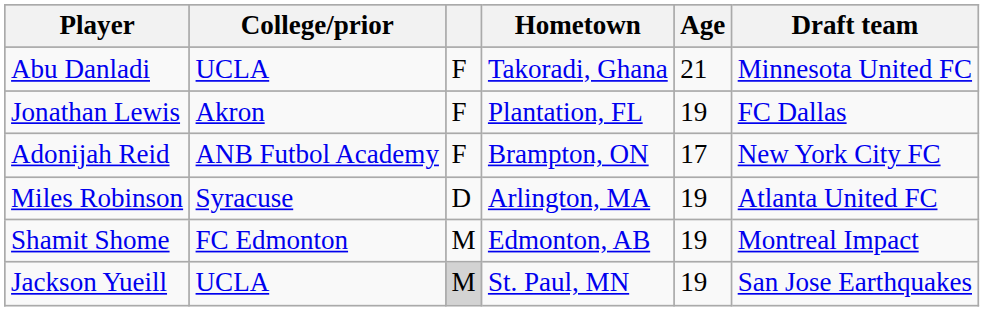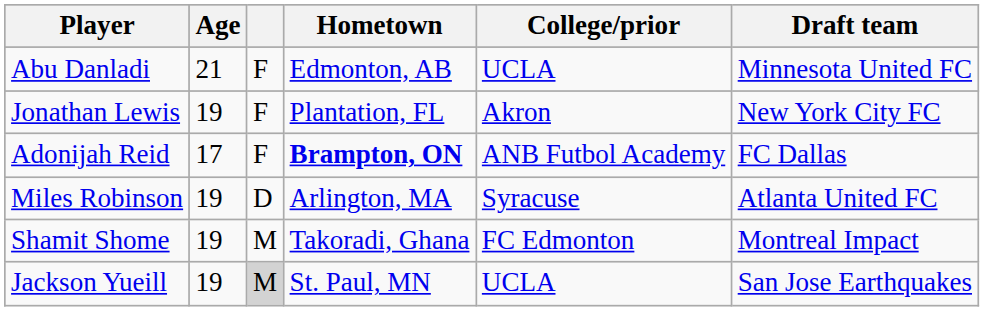columns swapped: (703, 25) <-> (317, 25)
(578, 68) Takoradi, Ghana -> (371, 68) Edmonton, AB
(792, 111) FC Dallas -> (839, 111) New York City FC
(568, 154) normal -> (376, 154) bold
(839, 154) New York City FC -> (792, 154) FC Dallas
(569, 240) Edmonton, AB -> (380, 240) Takoradi, Ghana
